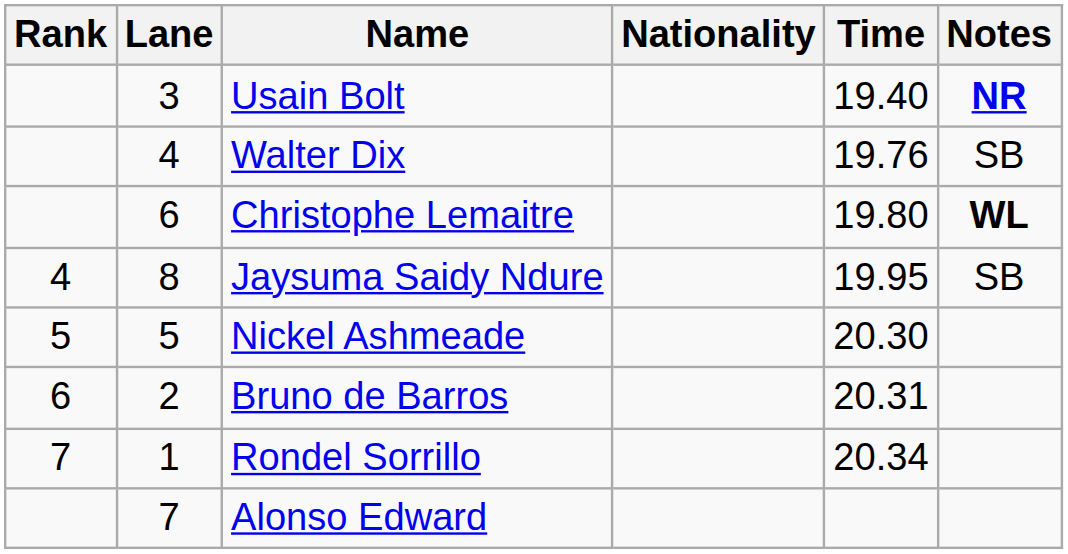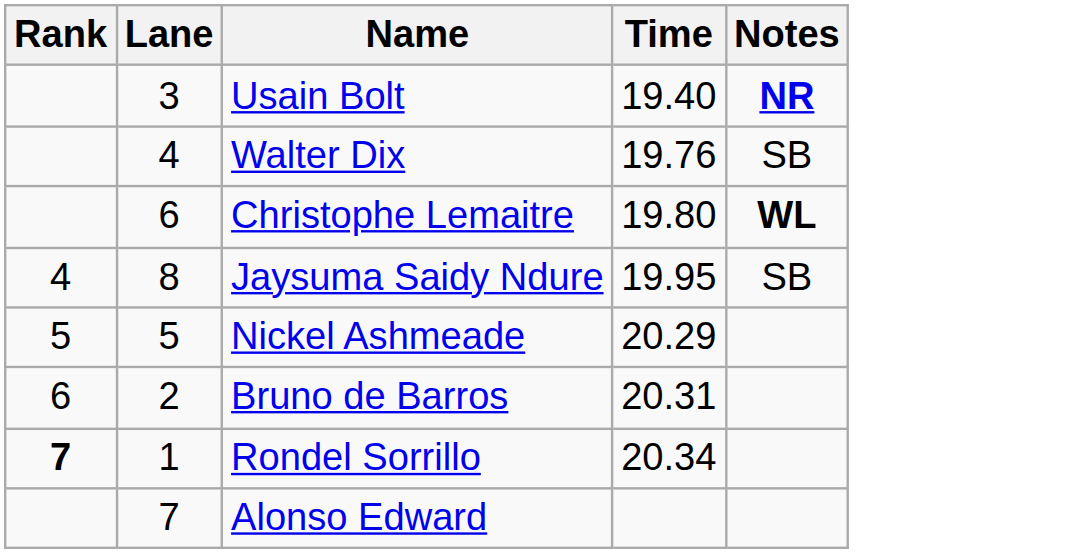- column: (718, 34)
(881, 336) 20.30 -> (669, 336) 20.29
(61, 457) normal -> (61, 457) bold
